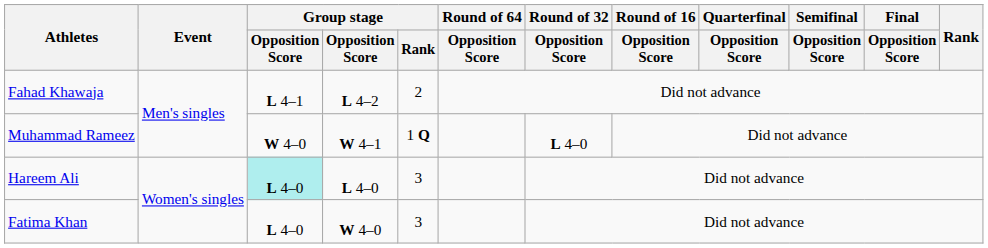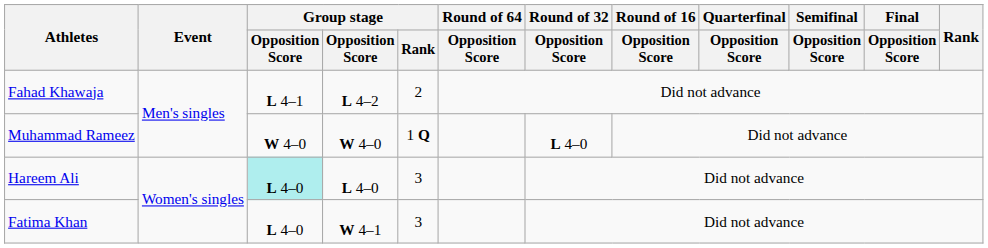(360, 144) W 4–1 -> (360, 144) W 4–0
(360, 231) W 4–0 -> (360, 231) W 4–1
